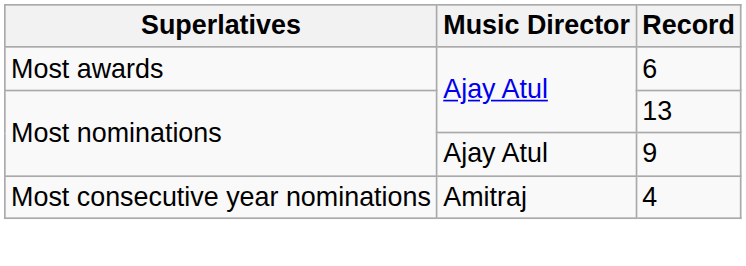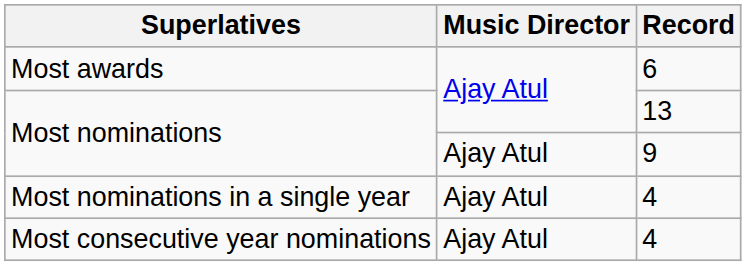+ row: (210, 196)
(485, 196) Amitraj -> (496, 238) Ajay Atul
